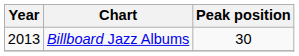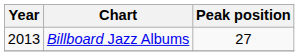(243, 39) 30 -> (243, 39) 27
